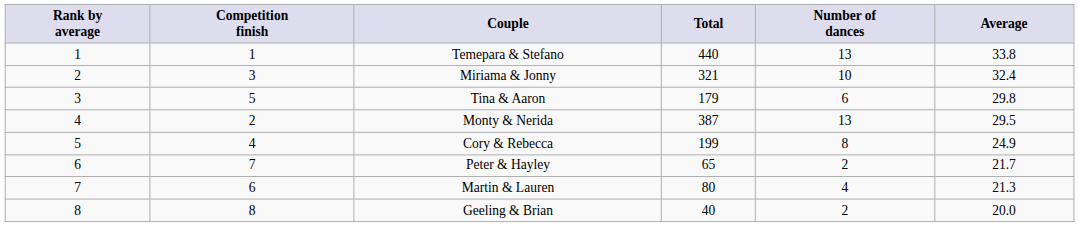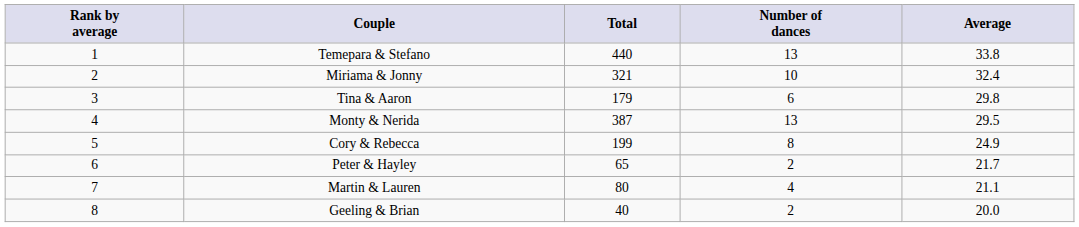- column: (252, 23)
(1004, 187) 21.3 -> (988, 187) 21.1
